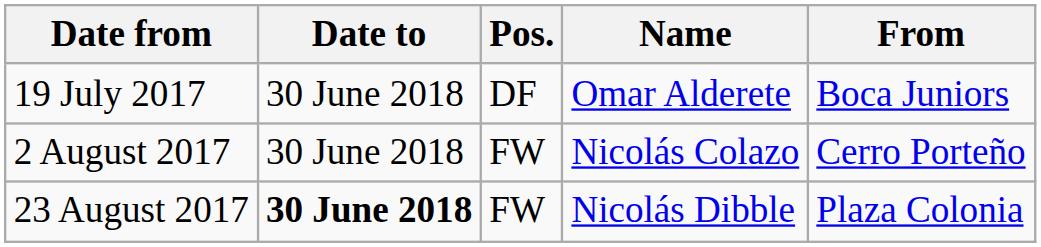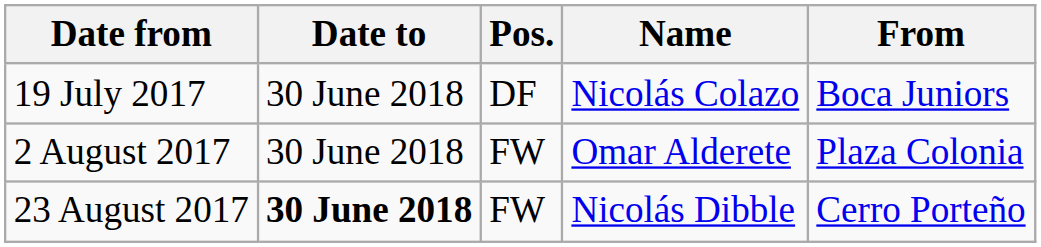(681, 92) Omar Alderete -> (685, 92) Nicolás Colazo
(685, 151) Nicolás Colazo -> (681, 151) Omar Alderete
(921, 151) Cerro Porteño -> (920, 151) Plaza Colonia
(920, 210) Plaza Colonia -> (921, 210) Cerro Porteño
